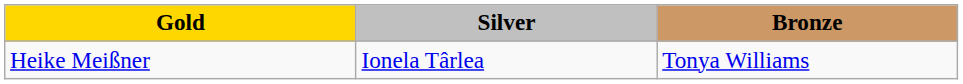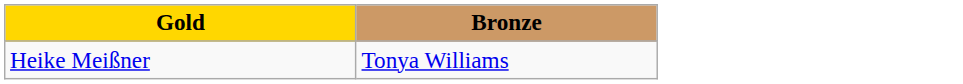- column: (507, 22)
